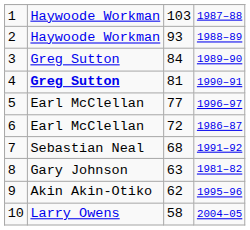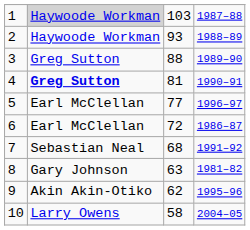(95, 16) no background -> (95, 16) lightgrey background
(175, 60) 84 -> (175, 60) 88
